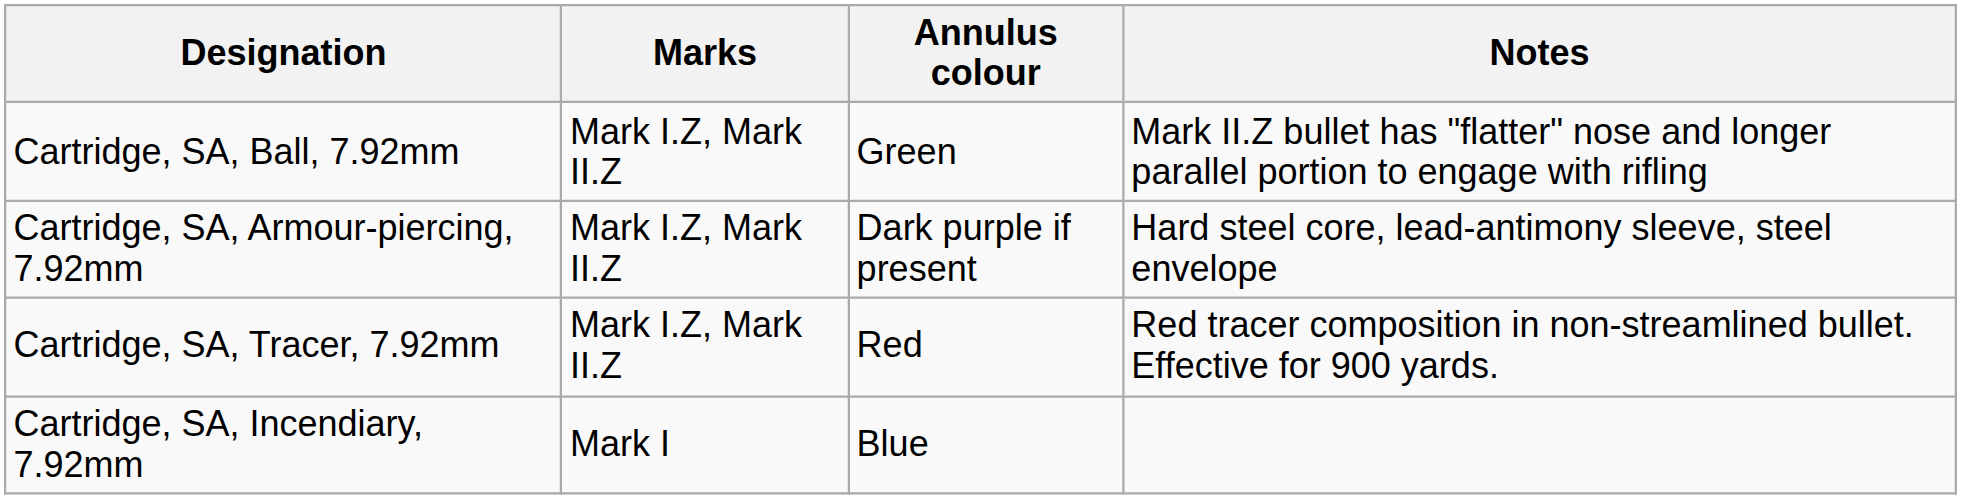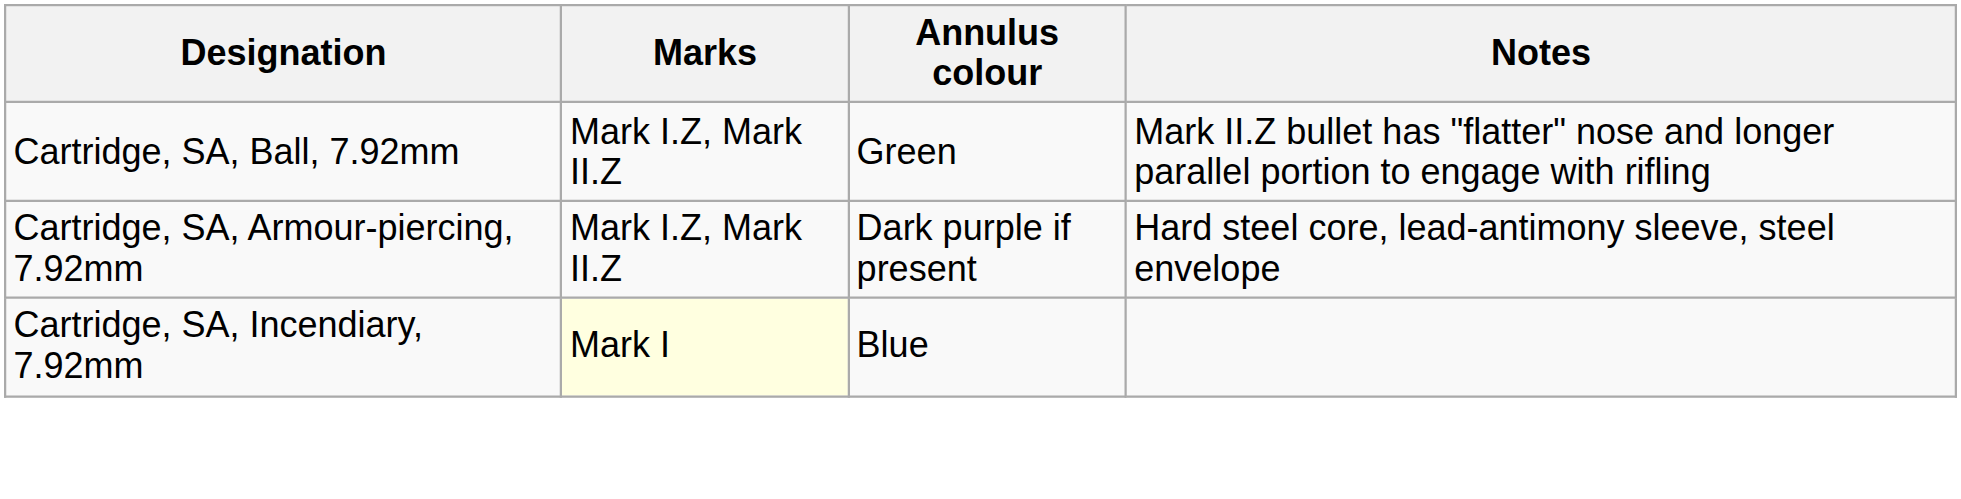- row: (257, 346)
(620, 443) no background -> (620, 346) lightyellow background
